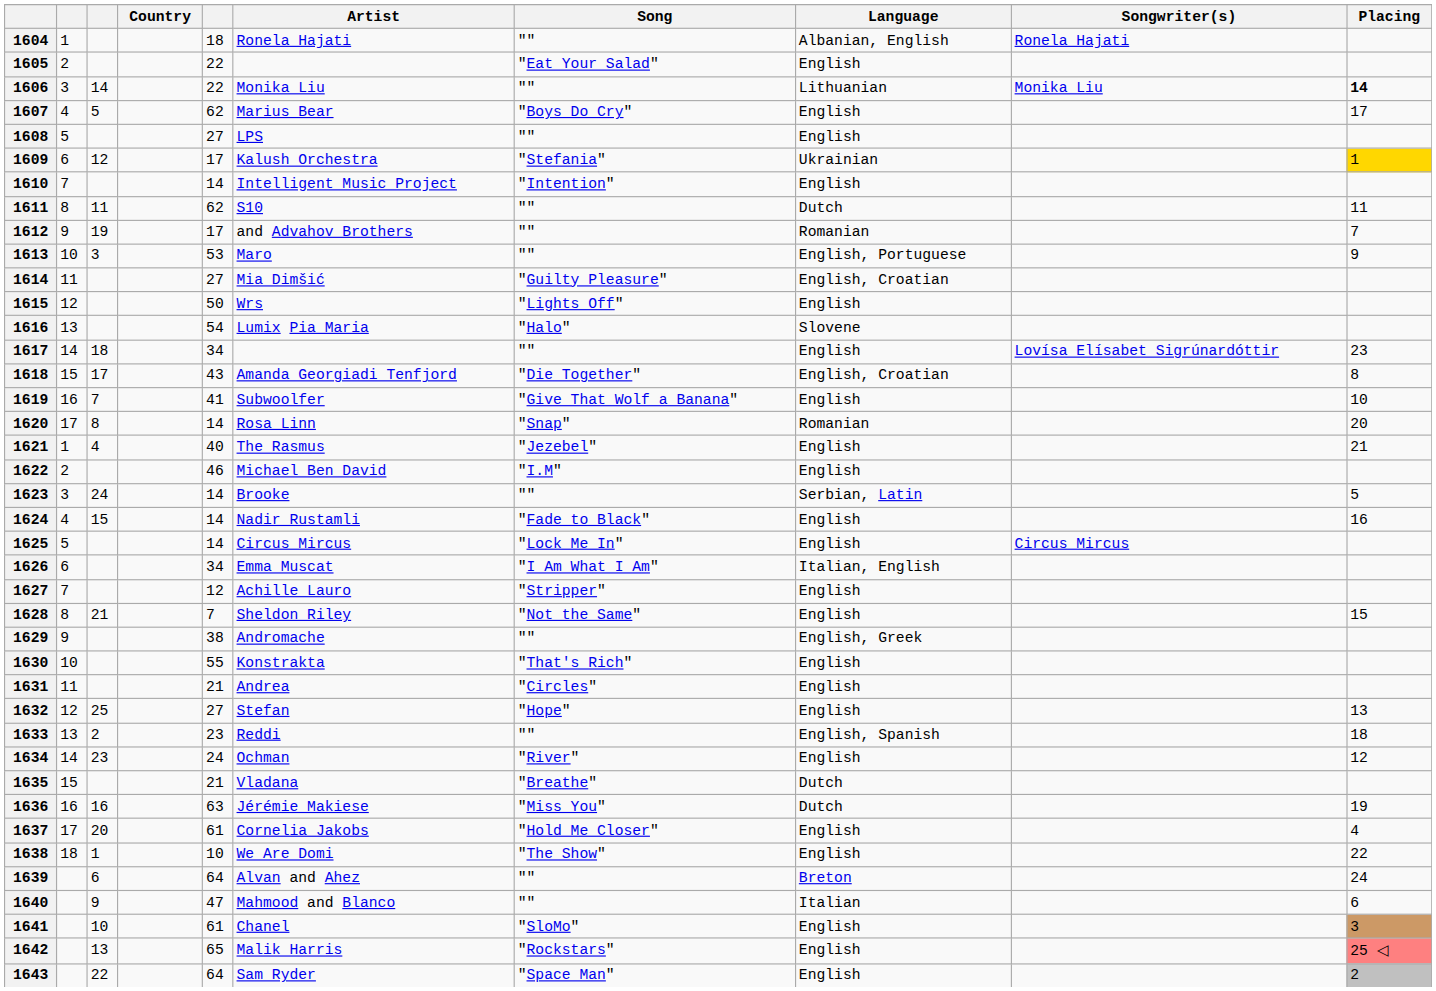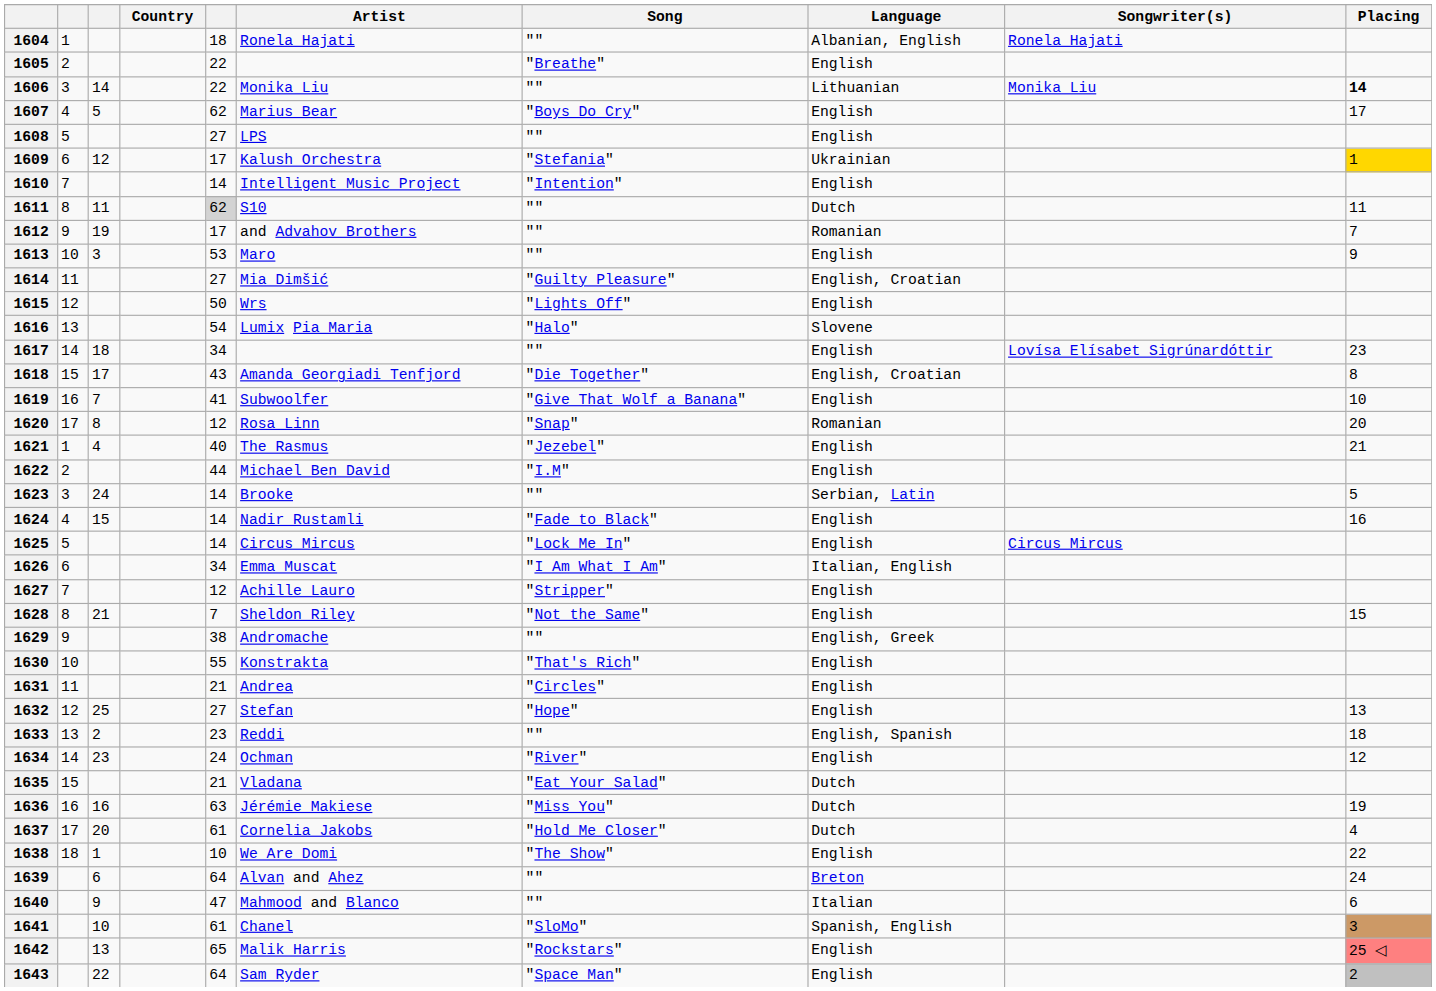(588, 64) "Eat Your Salad" -> (565, 64) "Breathe"
(215, 208) no background -> (218, 208) lightgrey background
(883, 256) English, Portuguese -> (842, 256) English
(215, 424) 14 -> (218, 424) 12
(215, 471) 46 -> (218, 471) 44
(557, 783) "Breathe" -> (596, 783) "Eat Your Salad"
(830, 831) English -> (833, 831) Dutch
(830, 926) English -> (882, 926) Spanish, English
